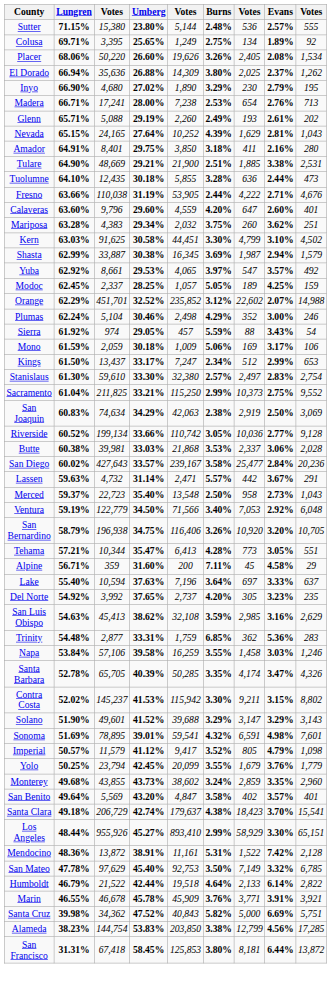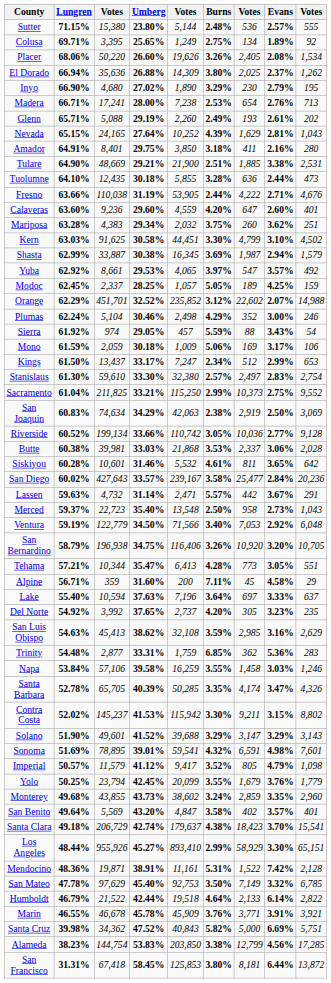(112, 210) 9,796 -> (112, 210) 9,236
+ row: (29, 464)
(112, 853) 13,872 -> (112, 868) 19,871
